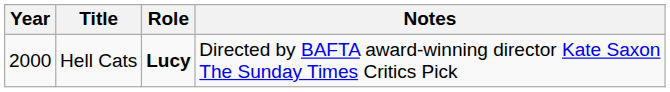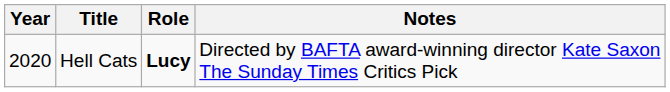(30, 60) 2000 -> (30, 60) 2020
